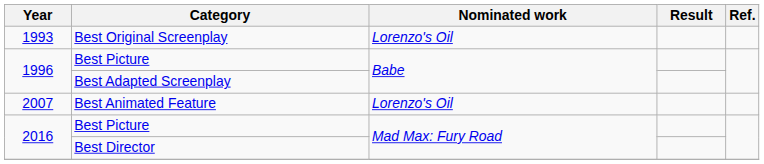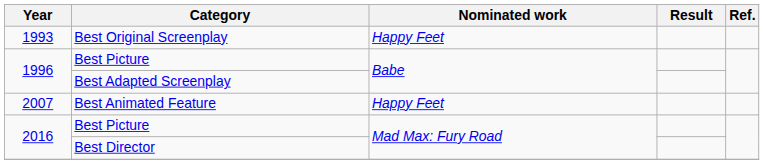(412, 37) Lorenzo's Oil -> (408, 37) Happy Feet
(412, 103) Lorenzo's Oil -> (408, 103) Happy Feet
